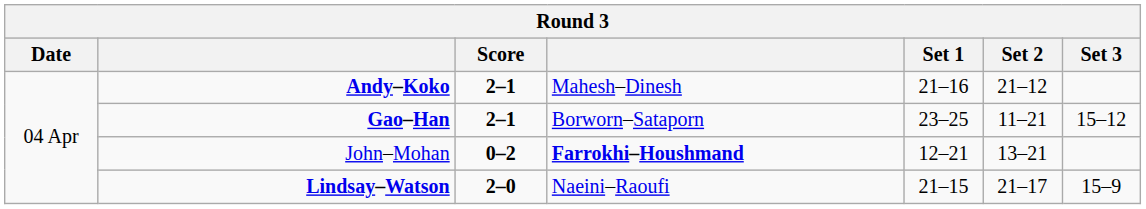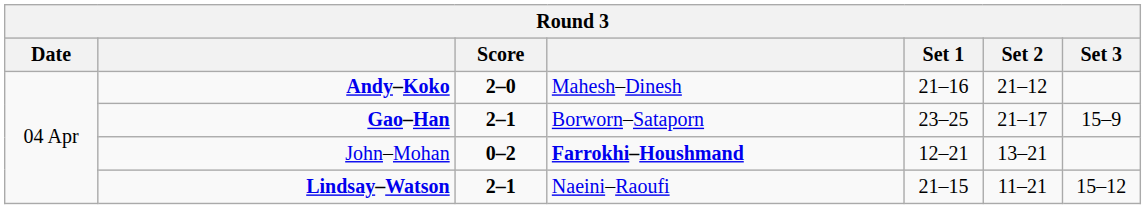(501, 87) 2–1 -> (501, 87) 2–0
(1022, 120) 11–21 -> (1022, 120) 21–17
(1101, 120) 15–12 -> (1101, 120) 15–9
(501, 186) 2–0 -> (501, 186) 2–1
(1022, 186) 21–17 -> (1022, 186) 11–21
(1101, 186) 15–9 -> (1101, 186) 15–12
